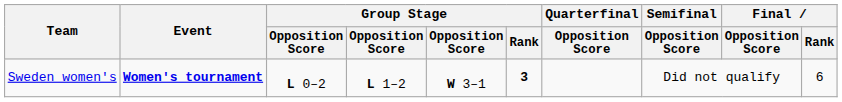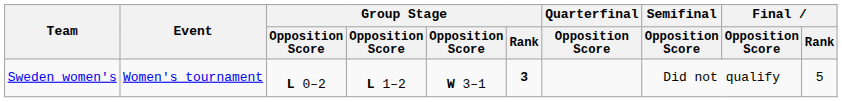(193, 77) bold -> (193, 77) normal
(820, 77) 6 -> (820, 77) 5
